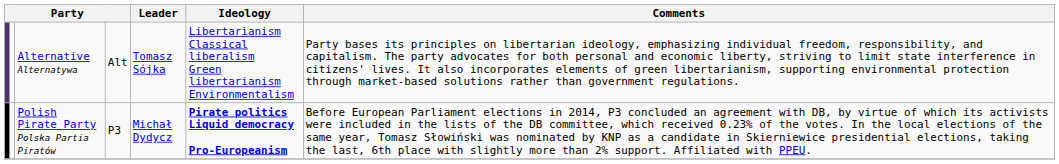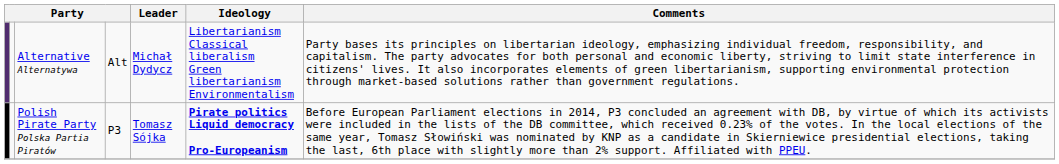(153, 63) Tomasz Sójka -> (153, 63) Michał Dydycz
(153, 131) Michał Dydycz -> (153, 131) Tomasz Sójka
